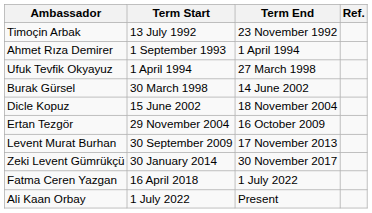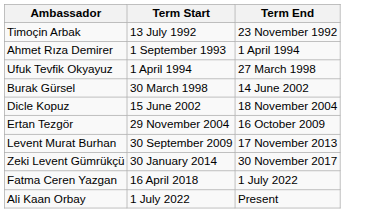- column: (354, 13)
